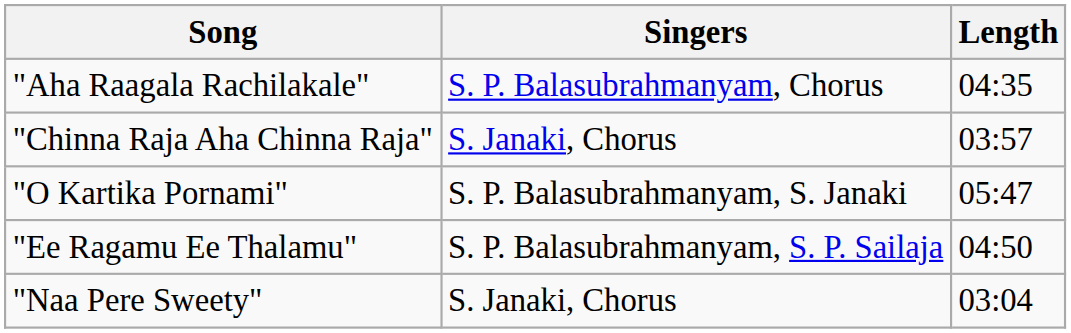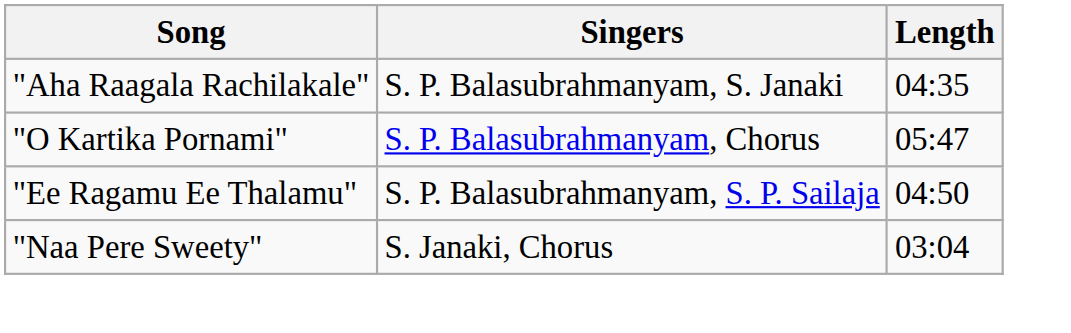(666, 85) S. P. Balasubrahmanyam, Chorus -> (614, 85) S. P. Balasubrahmanyam, S. Janaki
- row: (223, 139)
(678, 193) S. P. Balasubrahmanyam, S. Janaki -> (602, 139) S. P. Balasubrahmanyam, Chorus
